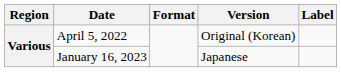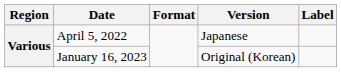(248, 35) Original (Korean) -> (224, 35) Japanese
(224, 56) Japanese -> (248, 56) Original (Korean)
